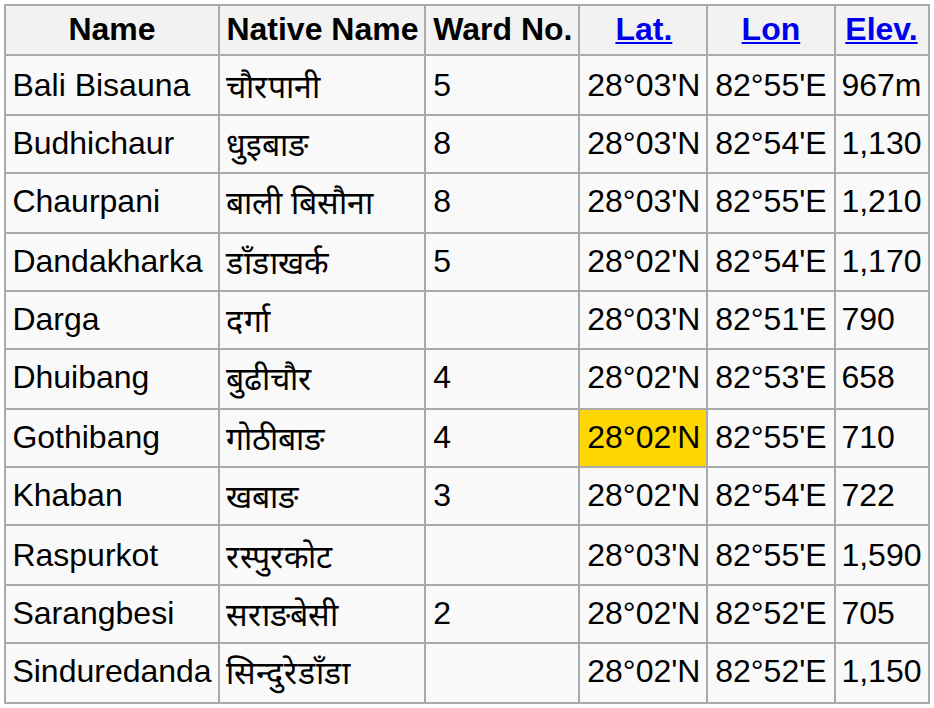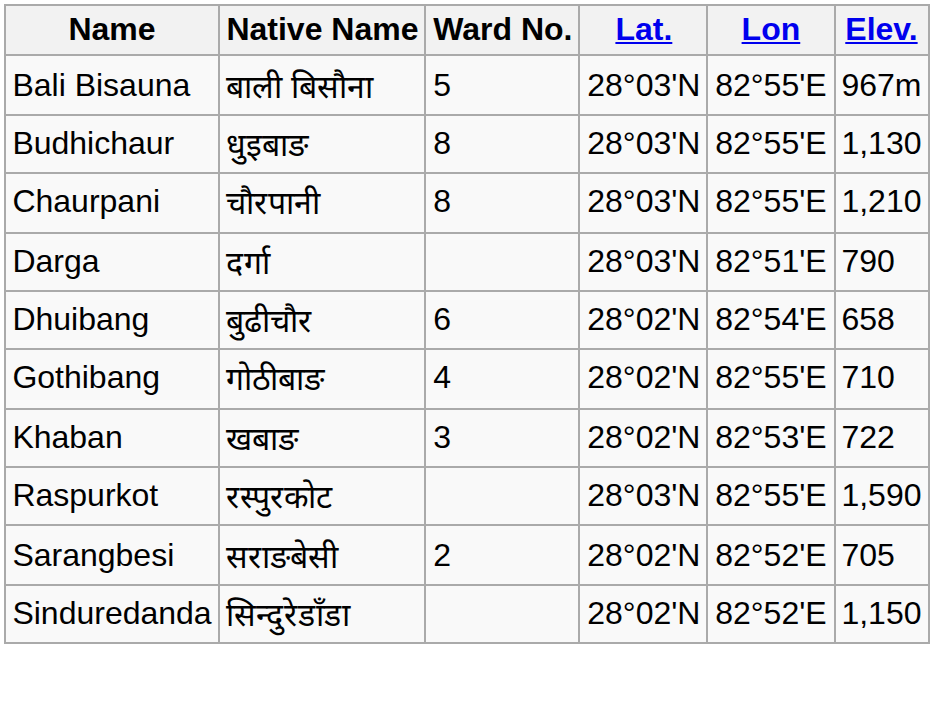(273, 86) चौरपानी -> (300, 86) बाली बिसौना
(771, 143) 82°54'E -> (771, 143) 82°55'E
(300, 204) बाली बिसौना -> (273, 204) चौरपानी
- row: (108, 260)
(442, 378) 4 -> (442, 319) 6
(771, 378) 82°53'E -> (771, 319) 82°54'E
(644, 437) gold background -> (644, 378) no background
(771, 495) 82°54'E -> (771, 437) 82°53'E
